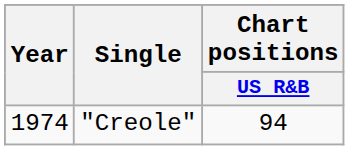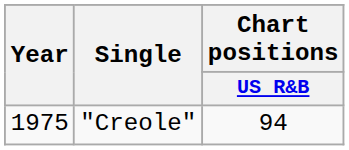(40, 124) 1974 -> (40, 124) 1975
